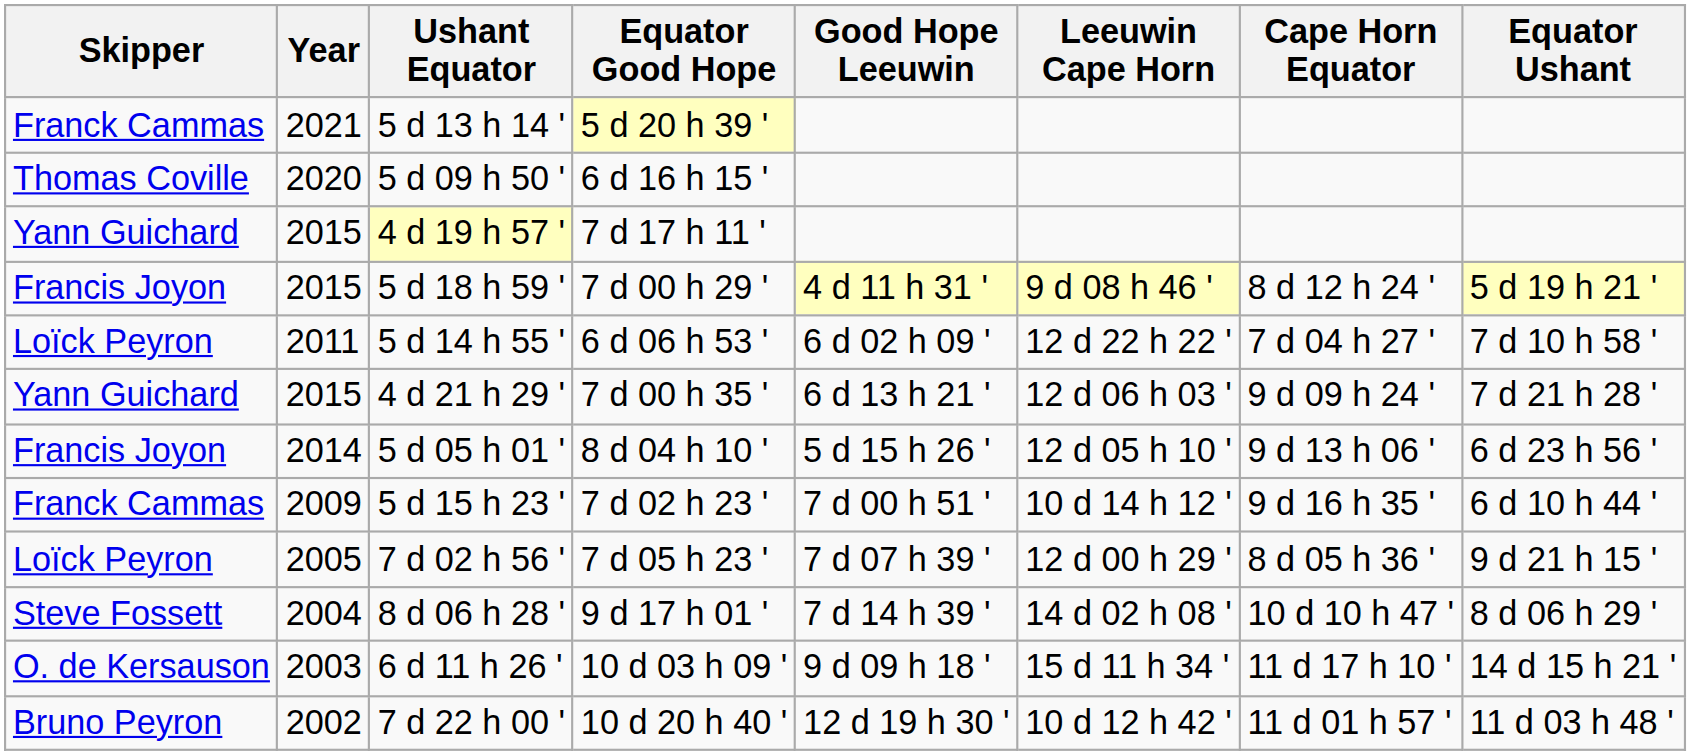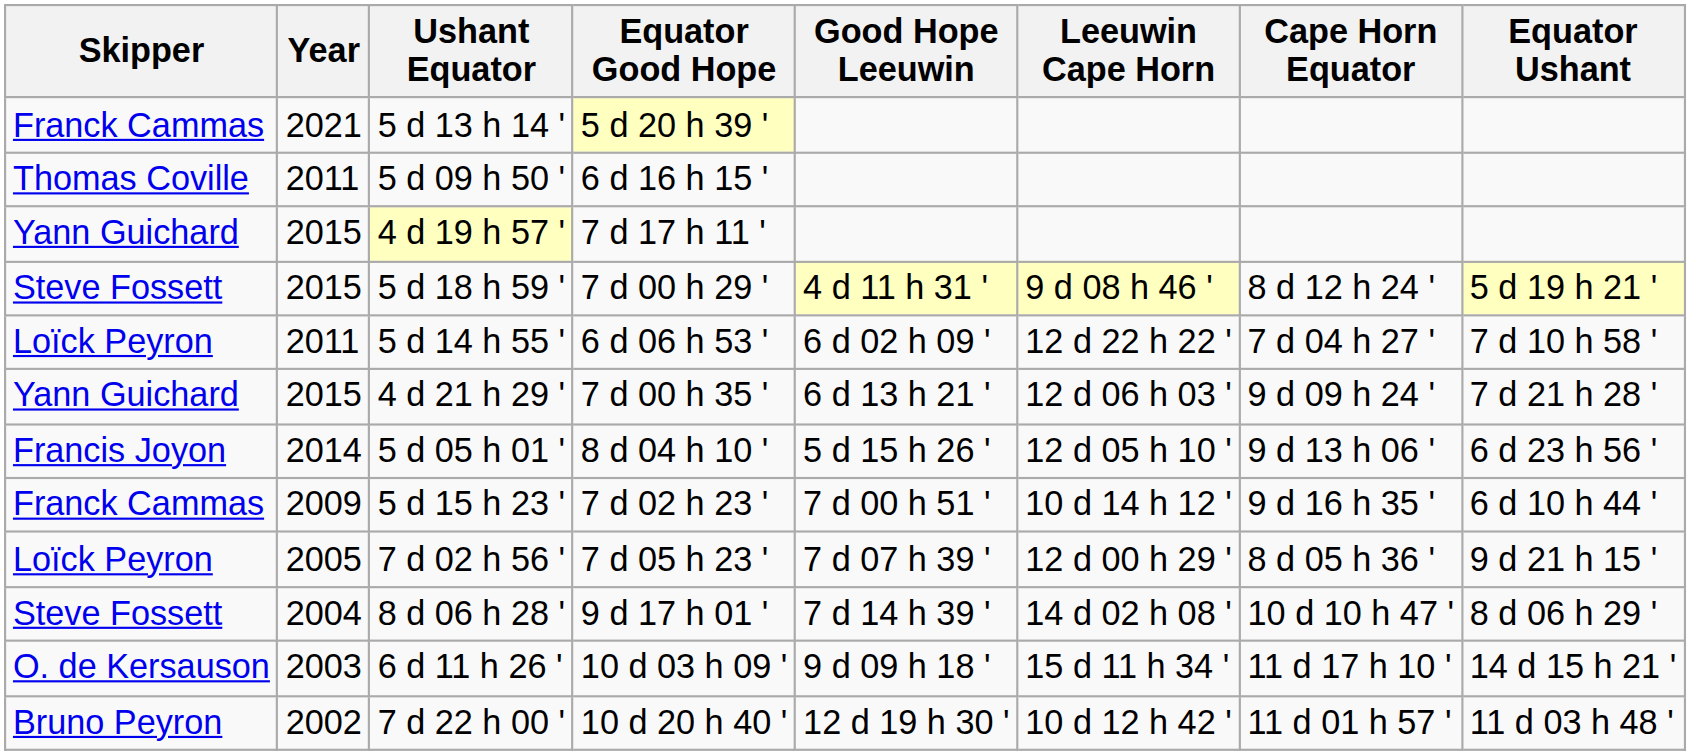(324, 178) 2020 -> (323, 178) 2011
(120, 287) Francis Joyon -> (118, 287) Steve Fossett
